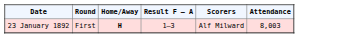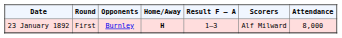+ column: (120, 12)
(270, 26) 8,003 -> (313, 26) 8,000
